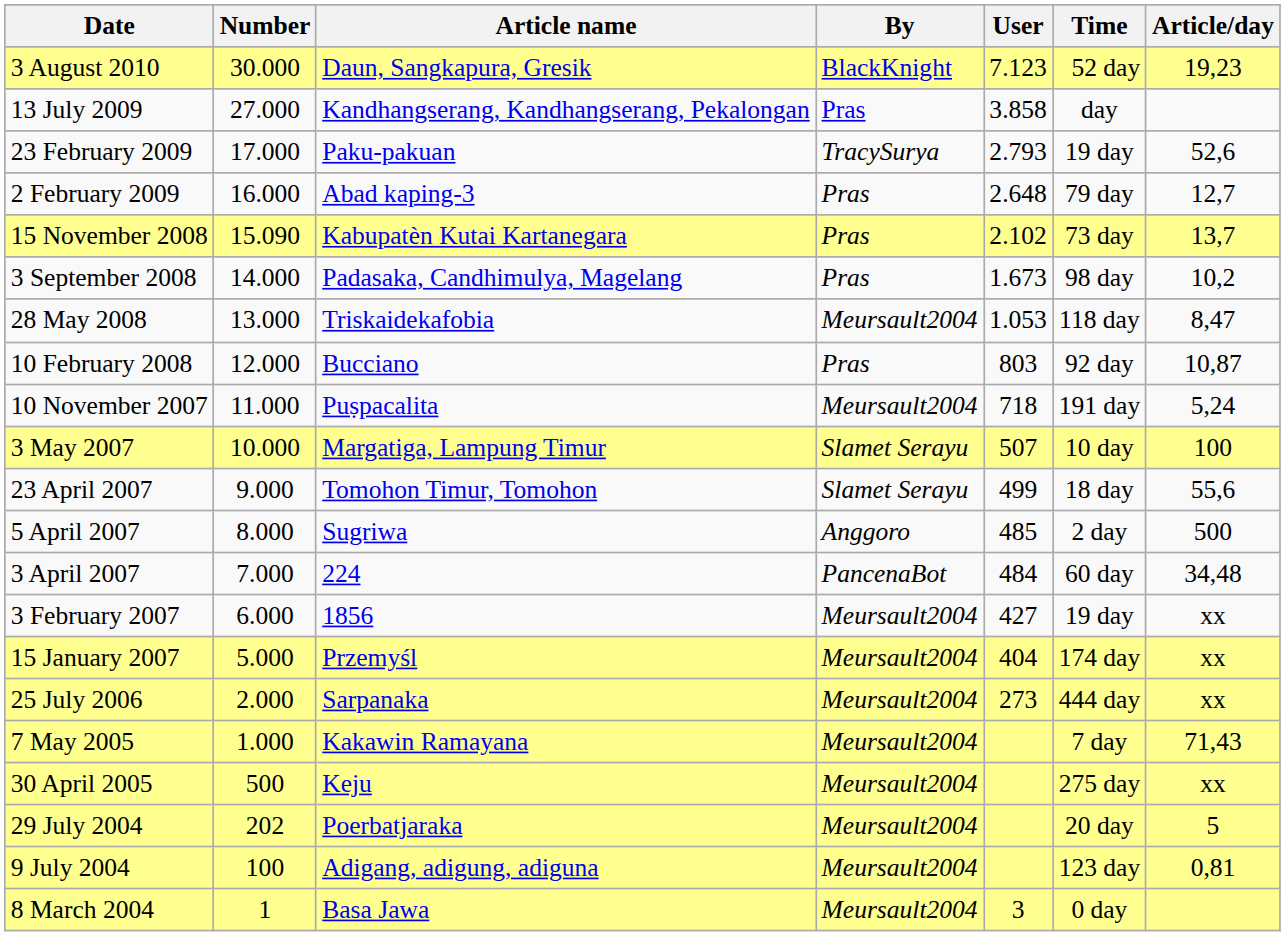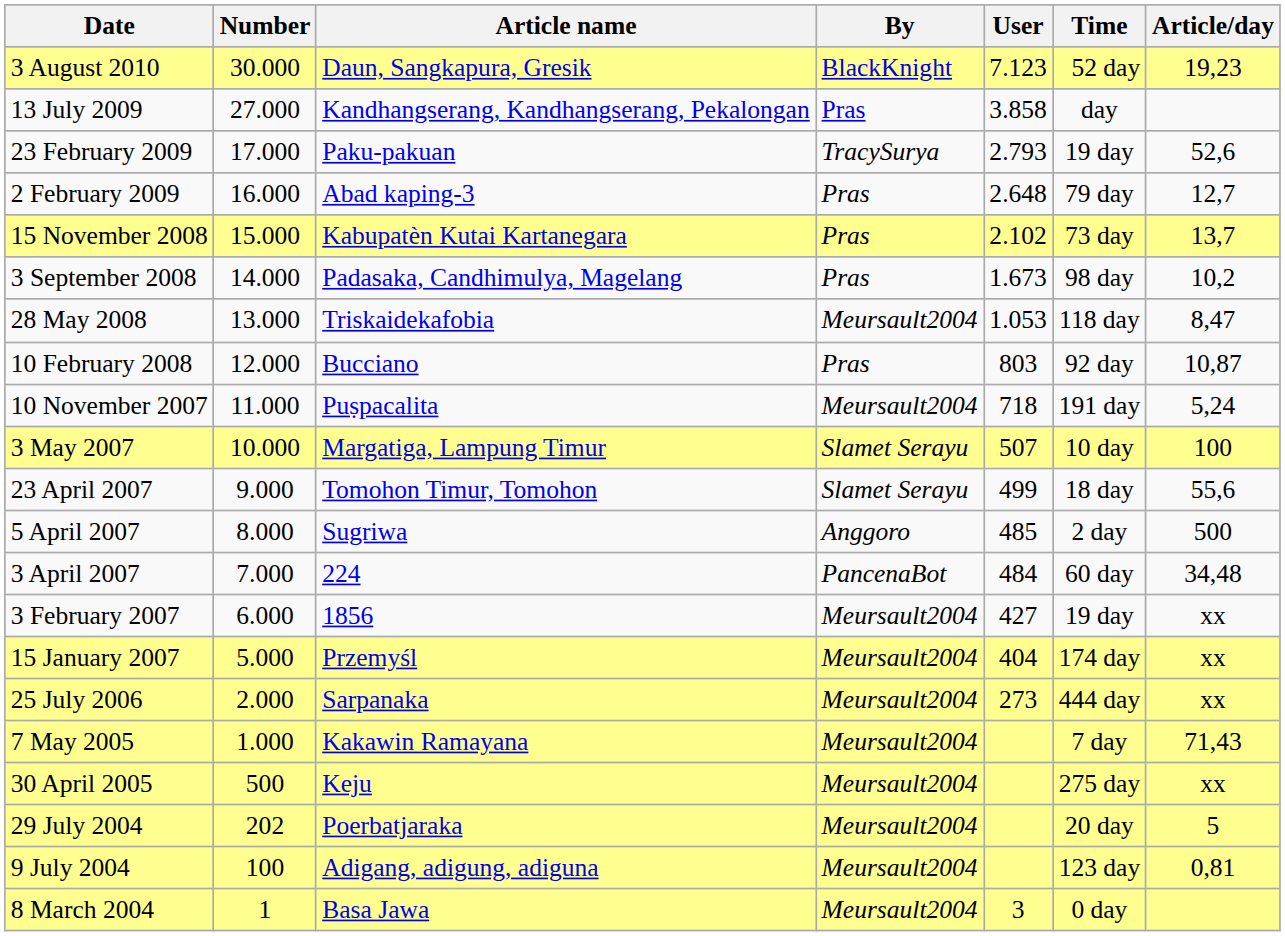(265, 236) 15.090 -> (265, 236) 15.000
